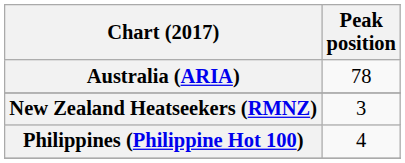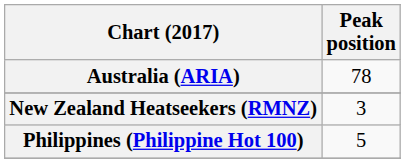(361, 141) 4 -> (361, 141) 5
